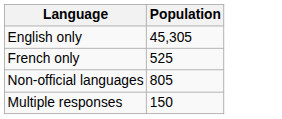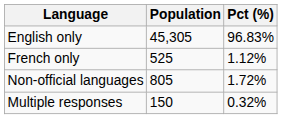+ column: (251, 15)
